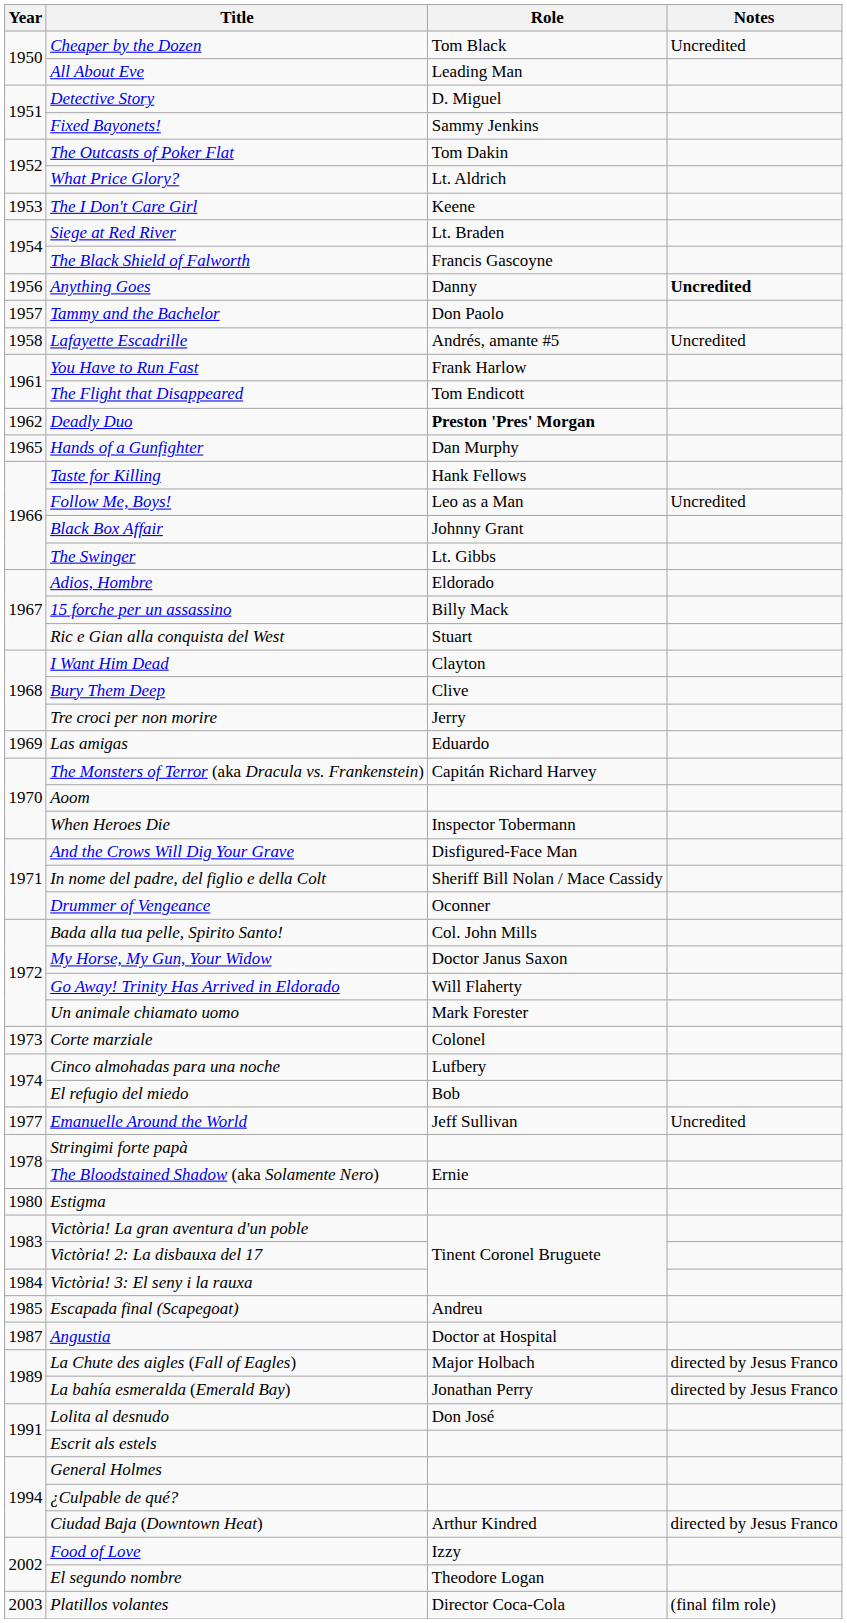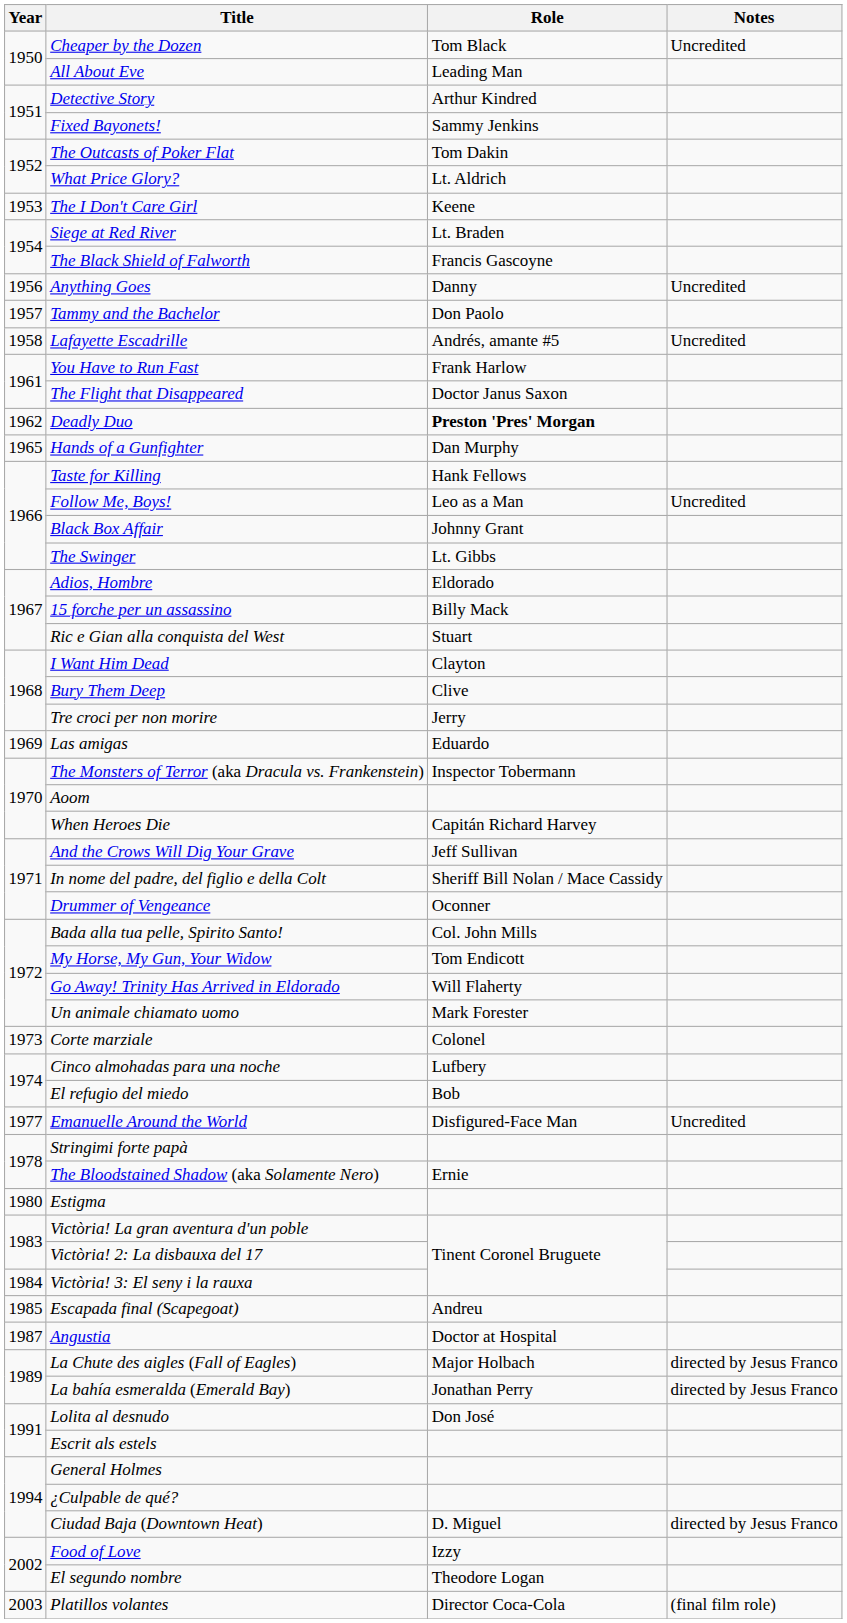(467, 98) D. Miguel -> (484, 98) Arthur Kindred
(711, 286) bold -> (708, 286) normal
(478, 394) Tom Endicott -> (500, 394) Doctor Janus Saxon
(514, 771) Capitán Richard Harvey -> (504, 771) Inspector Tobermann
(504, 824) Inspector Tobermann -> (514, 824) Capitán Richard Harvey
(504, 851) Disfigured-Face Man -> (475, 851) Jeff Sullivan
(500, 959) Doctor Janus Saxon -> (478, 959) Tom Endicott
(475, 1120) Jeff Sullivan -> (504, 1120) Disfigured-Face Man
(484, 1524) Arthur Kindred -> (467, 1524) D. Miguel
